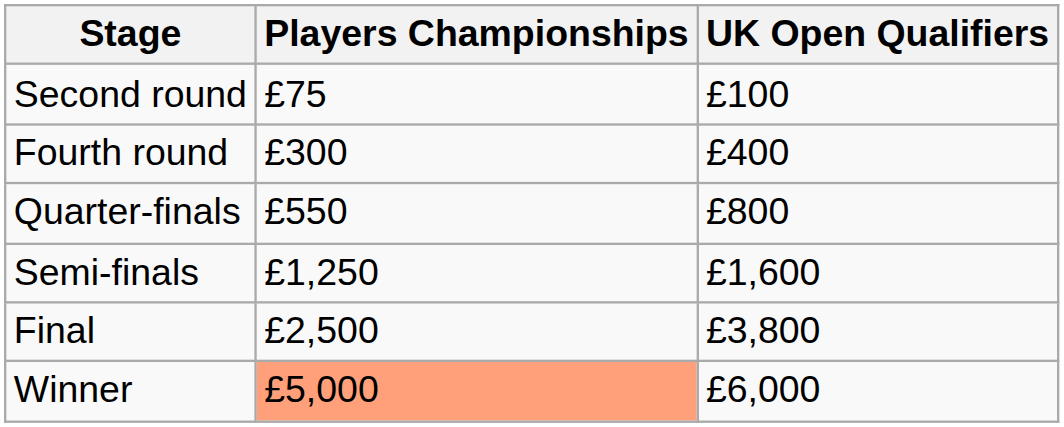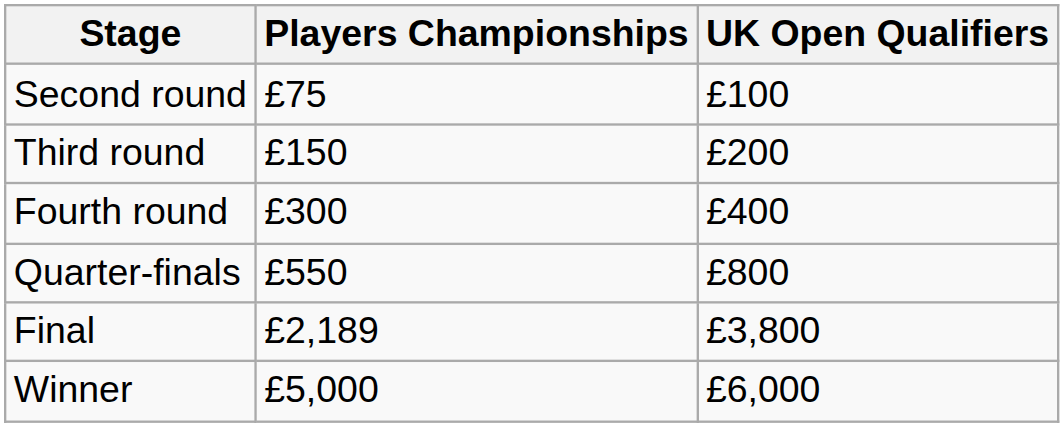+ row: (110, 152)
- row: (106, 271)
(321, 331) £2,500 -> (321, 331) £2,189
(321, 390) lightsalmon background -> (321, 390) no background
